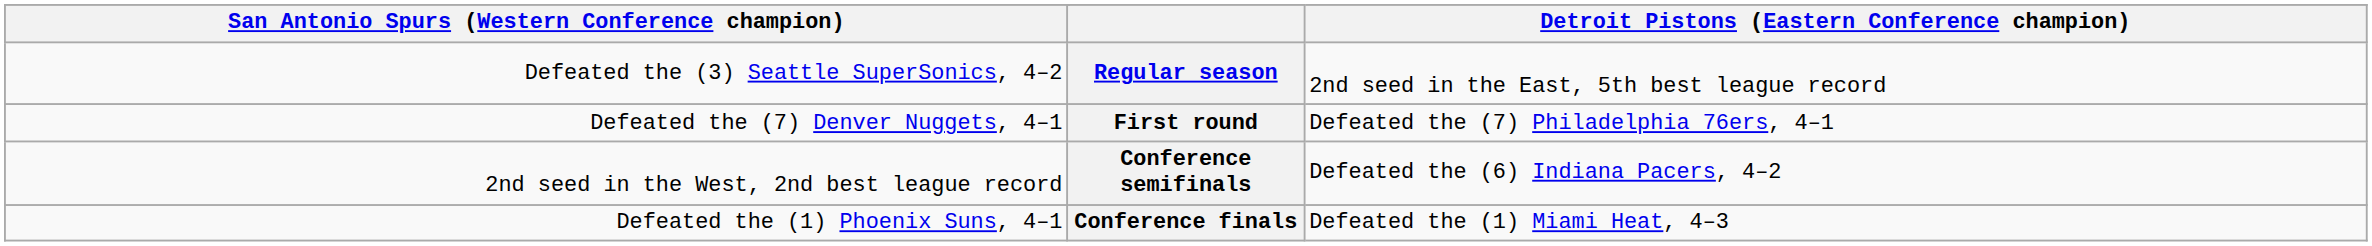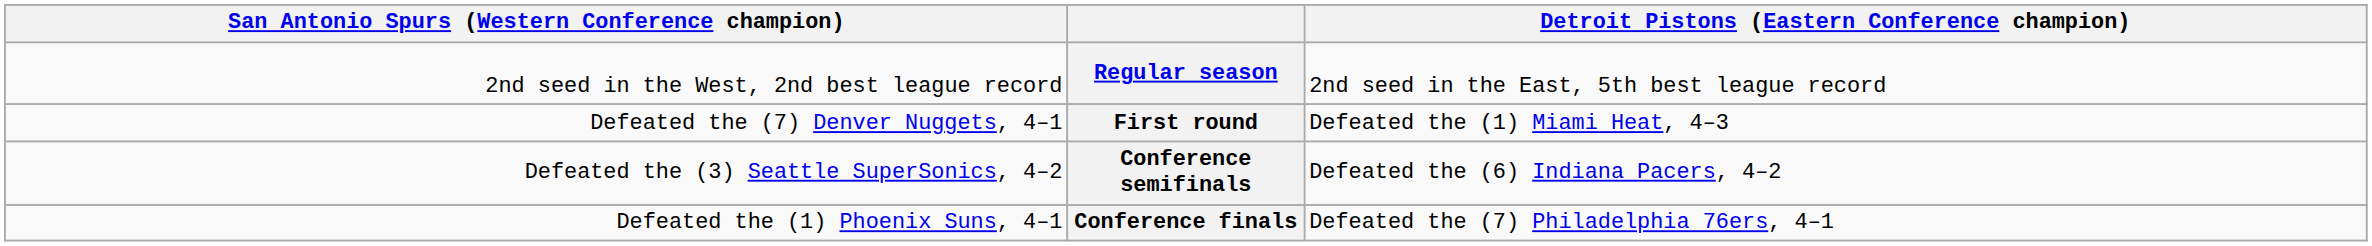(794, 73) Defeated the (3) Seattle SuperSonics, 4–2 -> (774, 86) 2nd seed in the West, 2nd best league record
(1572, 123) Defeated the (7) Philadelphia 76ers, 4–1 -> (1519, 123) Defeated the (1) Miami Heat, 4–3
(774, 186) 2nd seed in the West, 2nd best league record -> (794, 173) Defeated the (3) Seattle SuperSonics, 4–2
(1519, 222) Defeated the (1) Miami Heat, 4–3 -> (1572, 222) Defeated the (7) Philadelphia 76ers, 4–1
